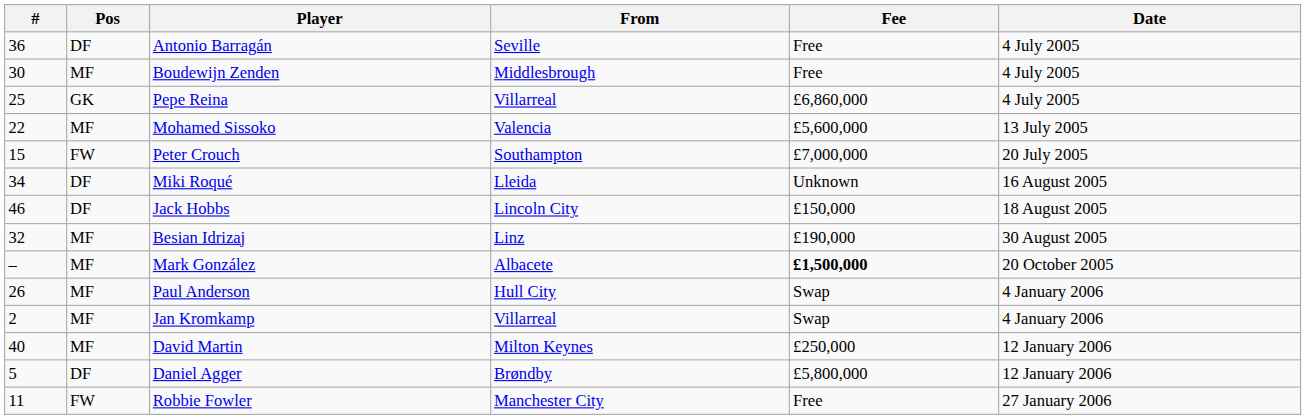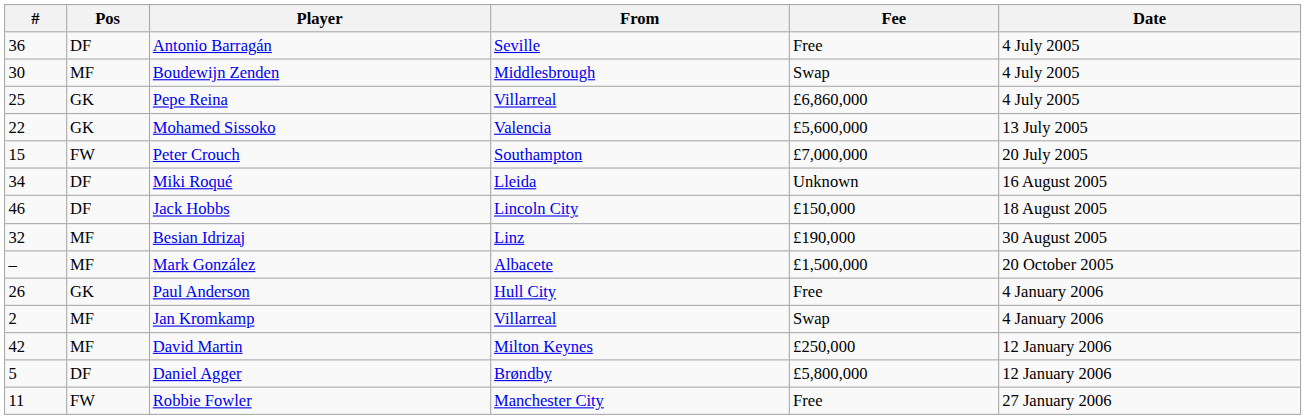(808, 72) Free -> (812, 72) Swap
(82, 127) MF -> (82, 127) GK
(830, 264) bold -> (830, 264) normal
(82, 291) MF -> (82, 291) GK
(812, 291) Swap -> (808, 291) Free
(17, 346) 40 -> (17, 346) 42
